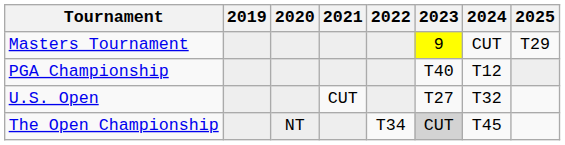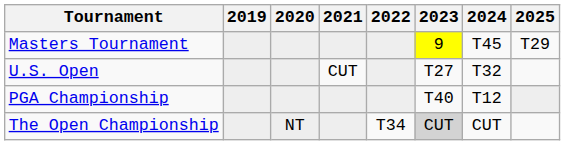(487, 45) CUT -> (487, 45) T45
rows swapped: (89, 72) <-> (54, 99)
(487, 126) T45 -> (487, 126) CUT
